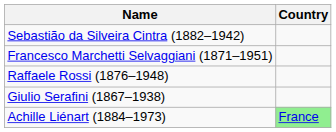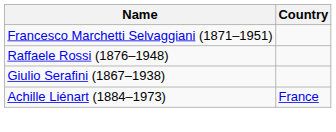- row: (126, 35)
(299, 117) lightgreen background -> (299, 96) no background
